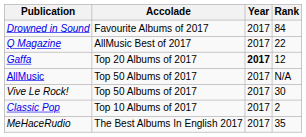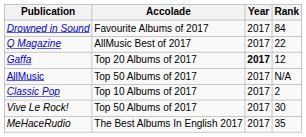rows swapped: (33, 108) <-> (38, 92)
